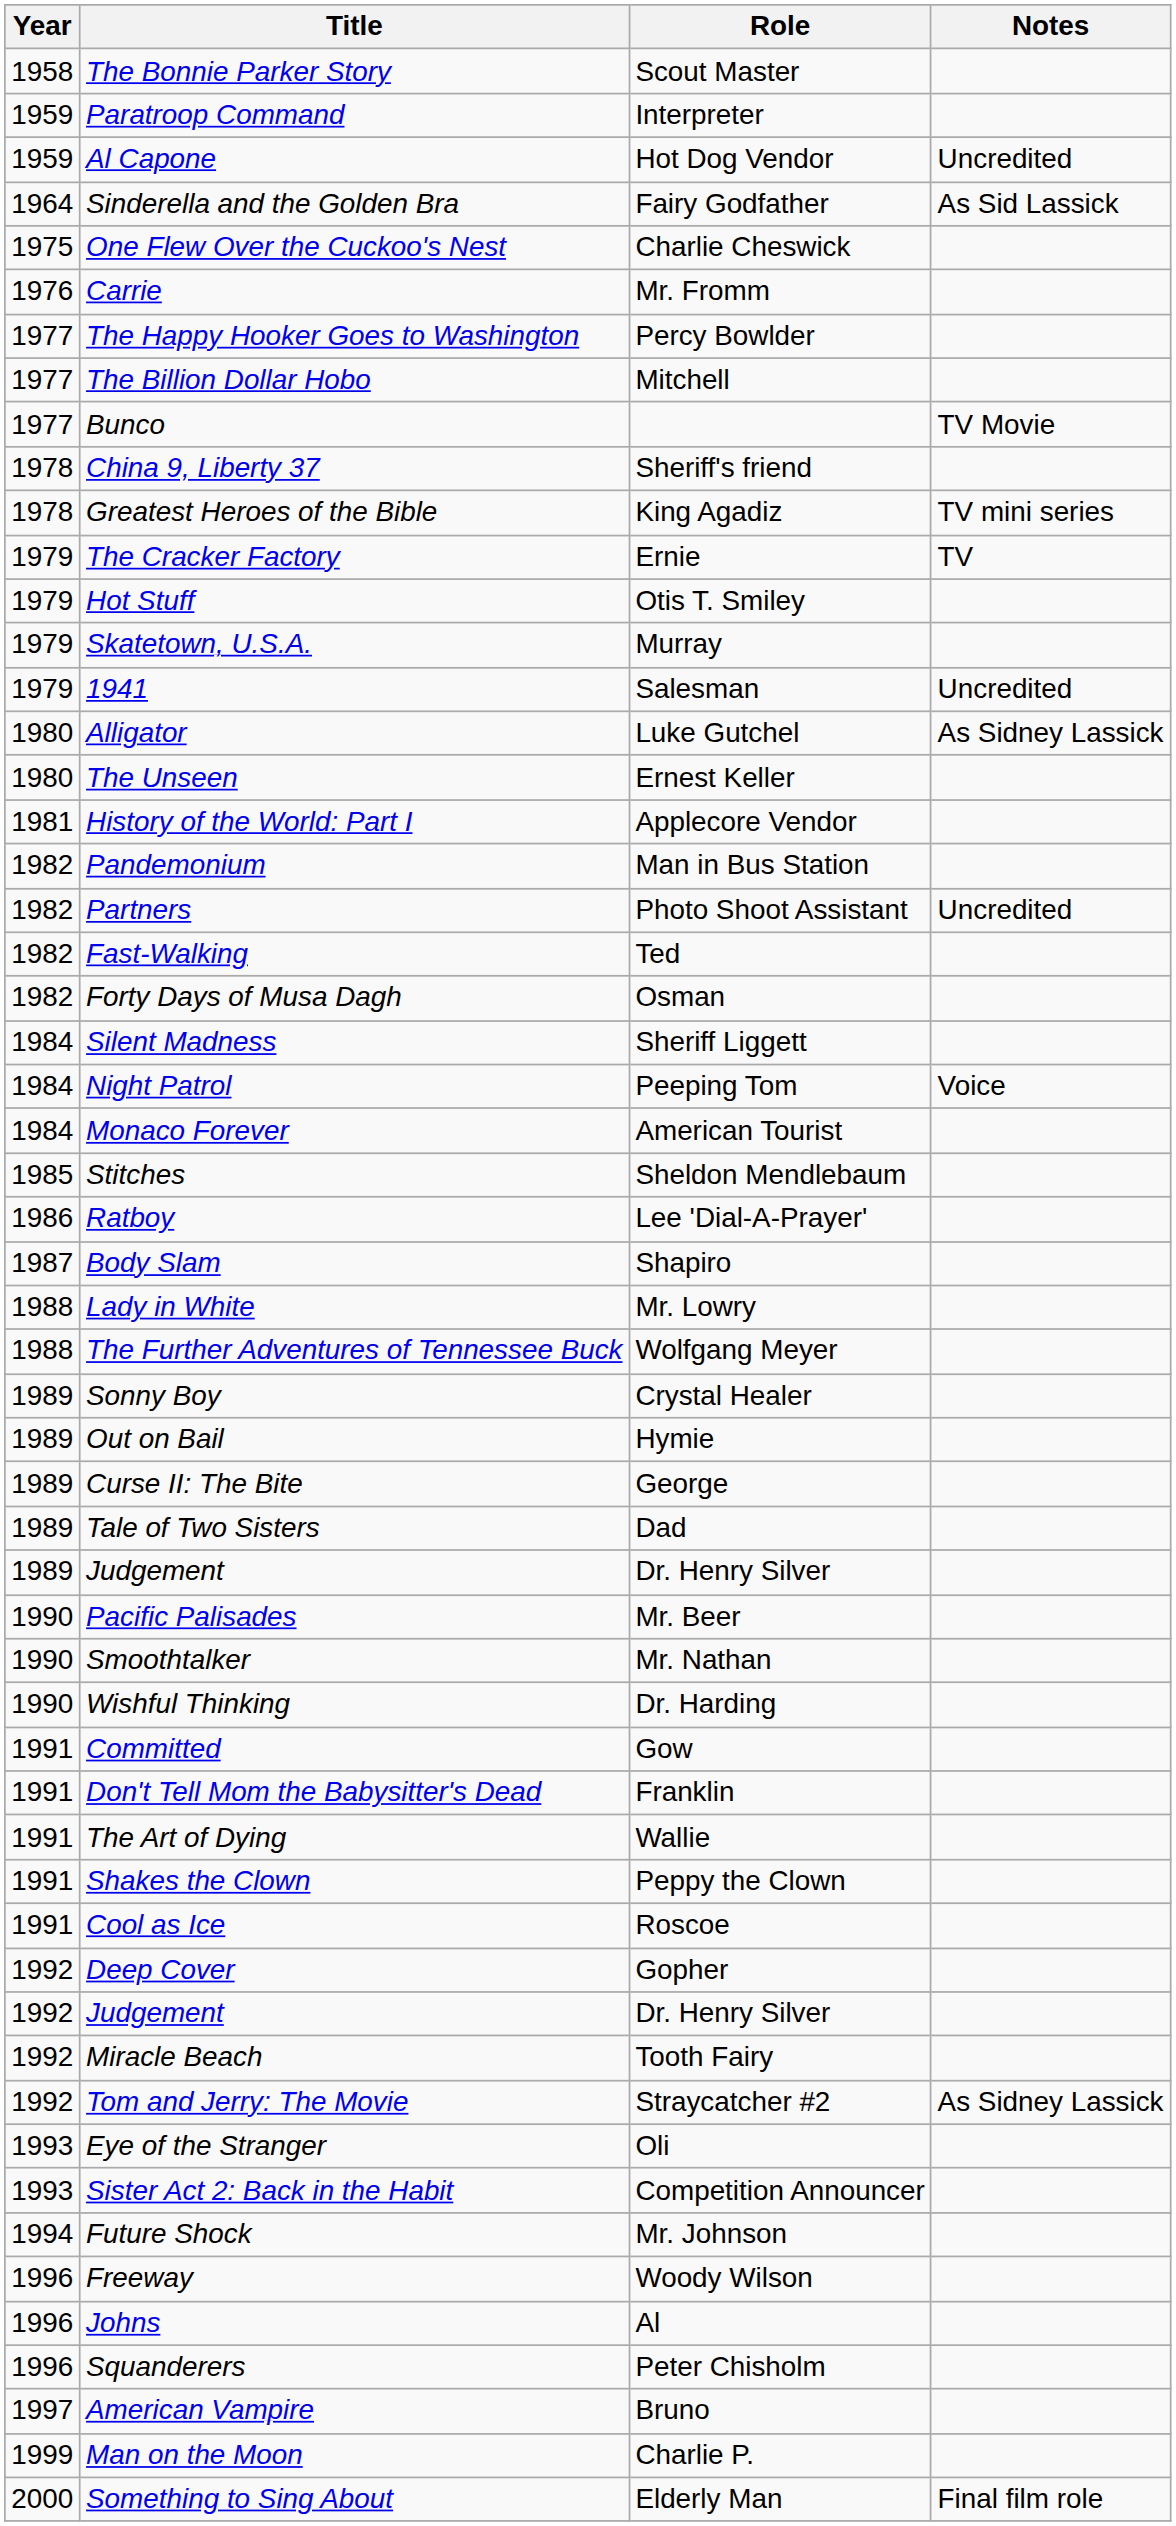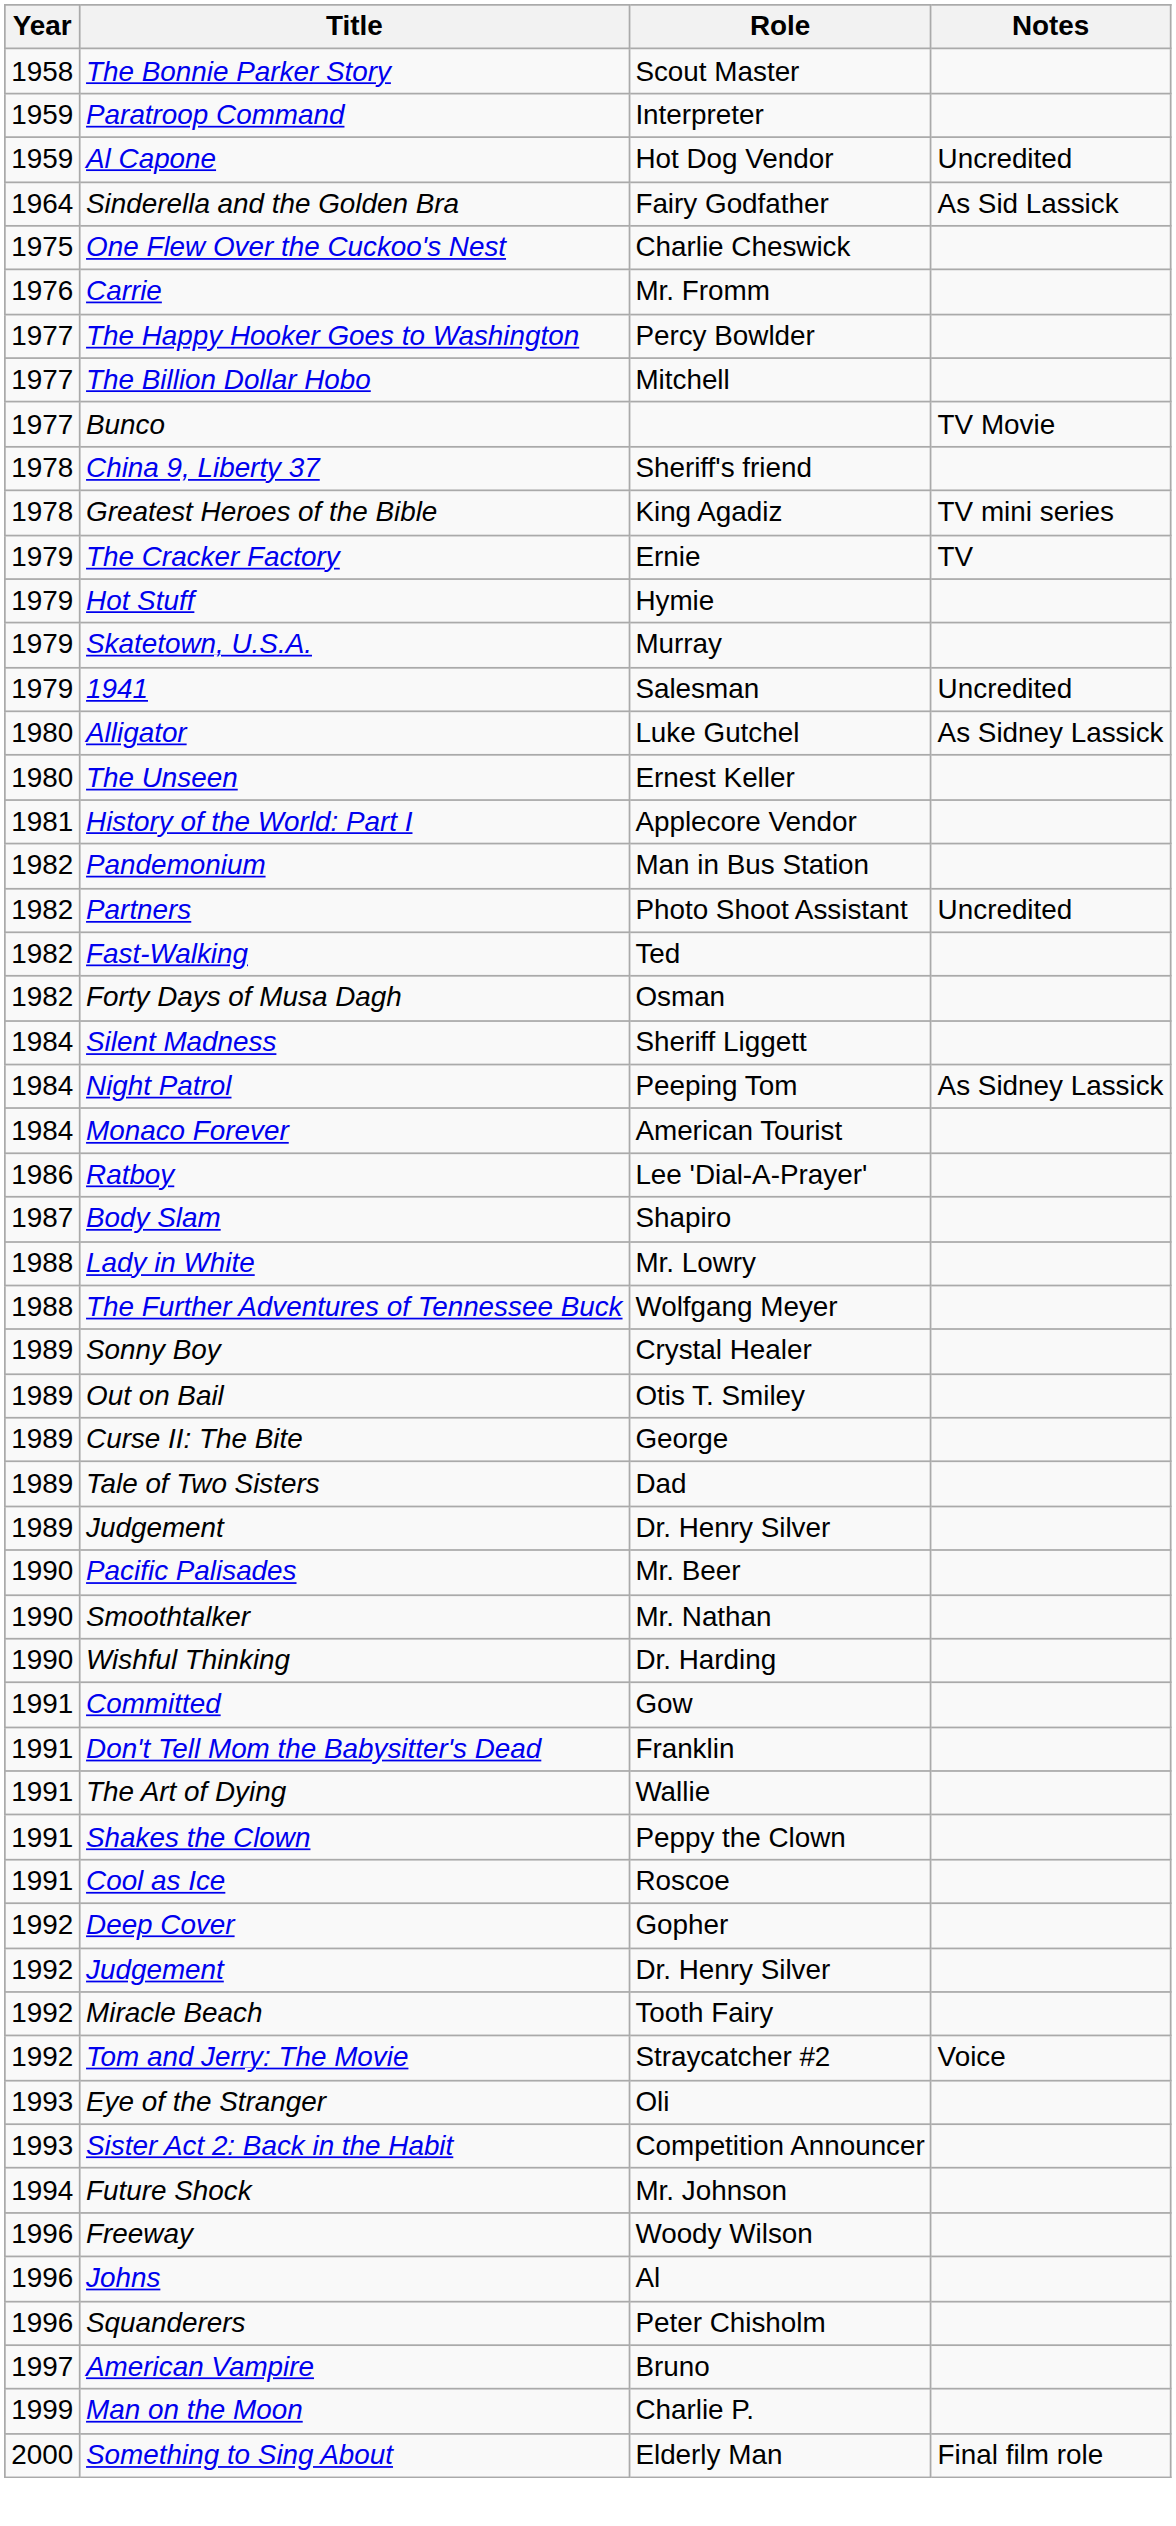(720, 600) Otis T. Smiley -> (675, 600) Hymie
(972, 1086) Voice -> (1051, 1086) As Sidney Lassick
- row: (42, 1174)
(675, 1439) Hymie -> (720, 1395) Otis T. Smiley
(1051, 2101) As Sidney Lassick -> (972, 2057) Voice
